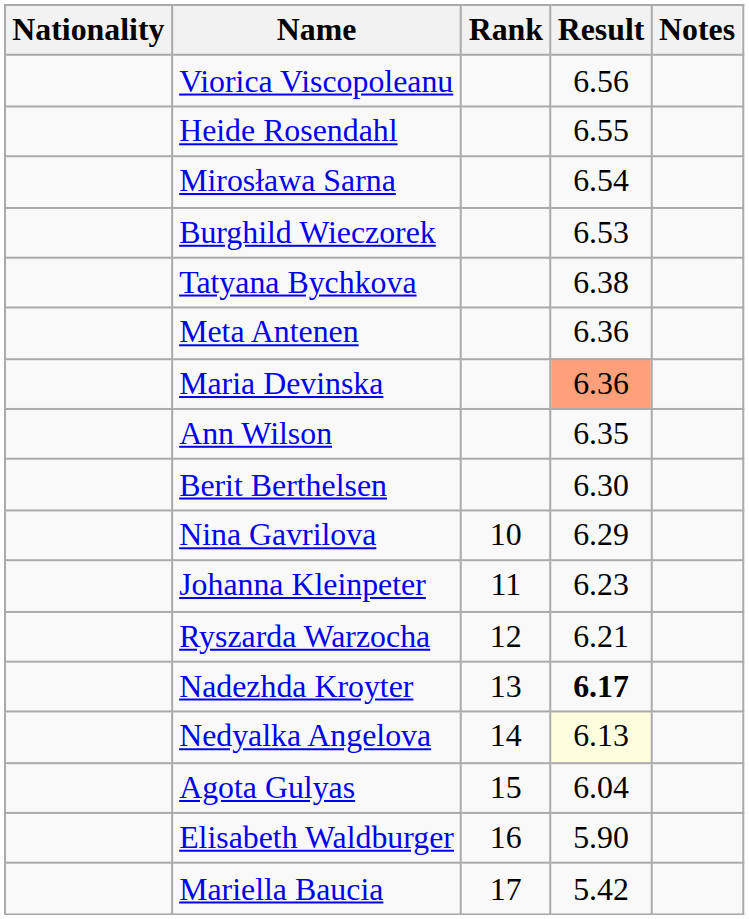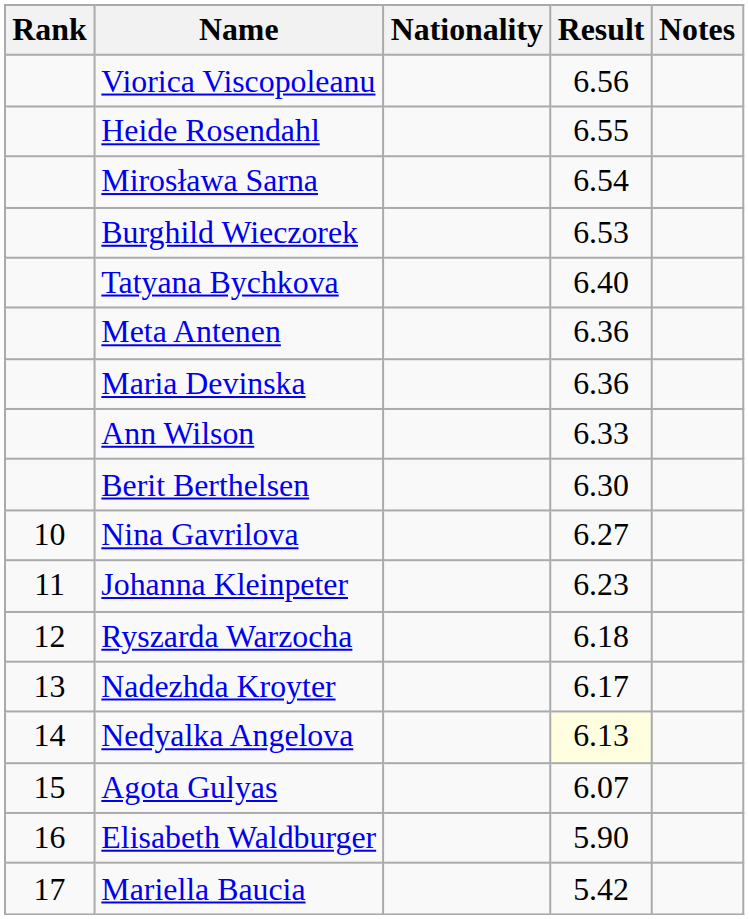columns swapped: (506, 29) <-> (88, 29)
(601, 282) 6.38 -> (601, 282) 6.40
(601, 383) lightsalmon background -> (601, 383) no background
(601, 433) 6.35 -> (601, 433) 6.33
(601, 534) 6.29 -> (601, 534) 6.27
(601, 635) 6.21 -> (601, 635) 6.18
(601, 686) bold -> (601, 686) normal
(601, 787) 6.04 -> (601, 787) 6.07
